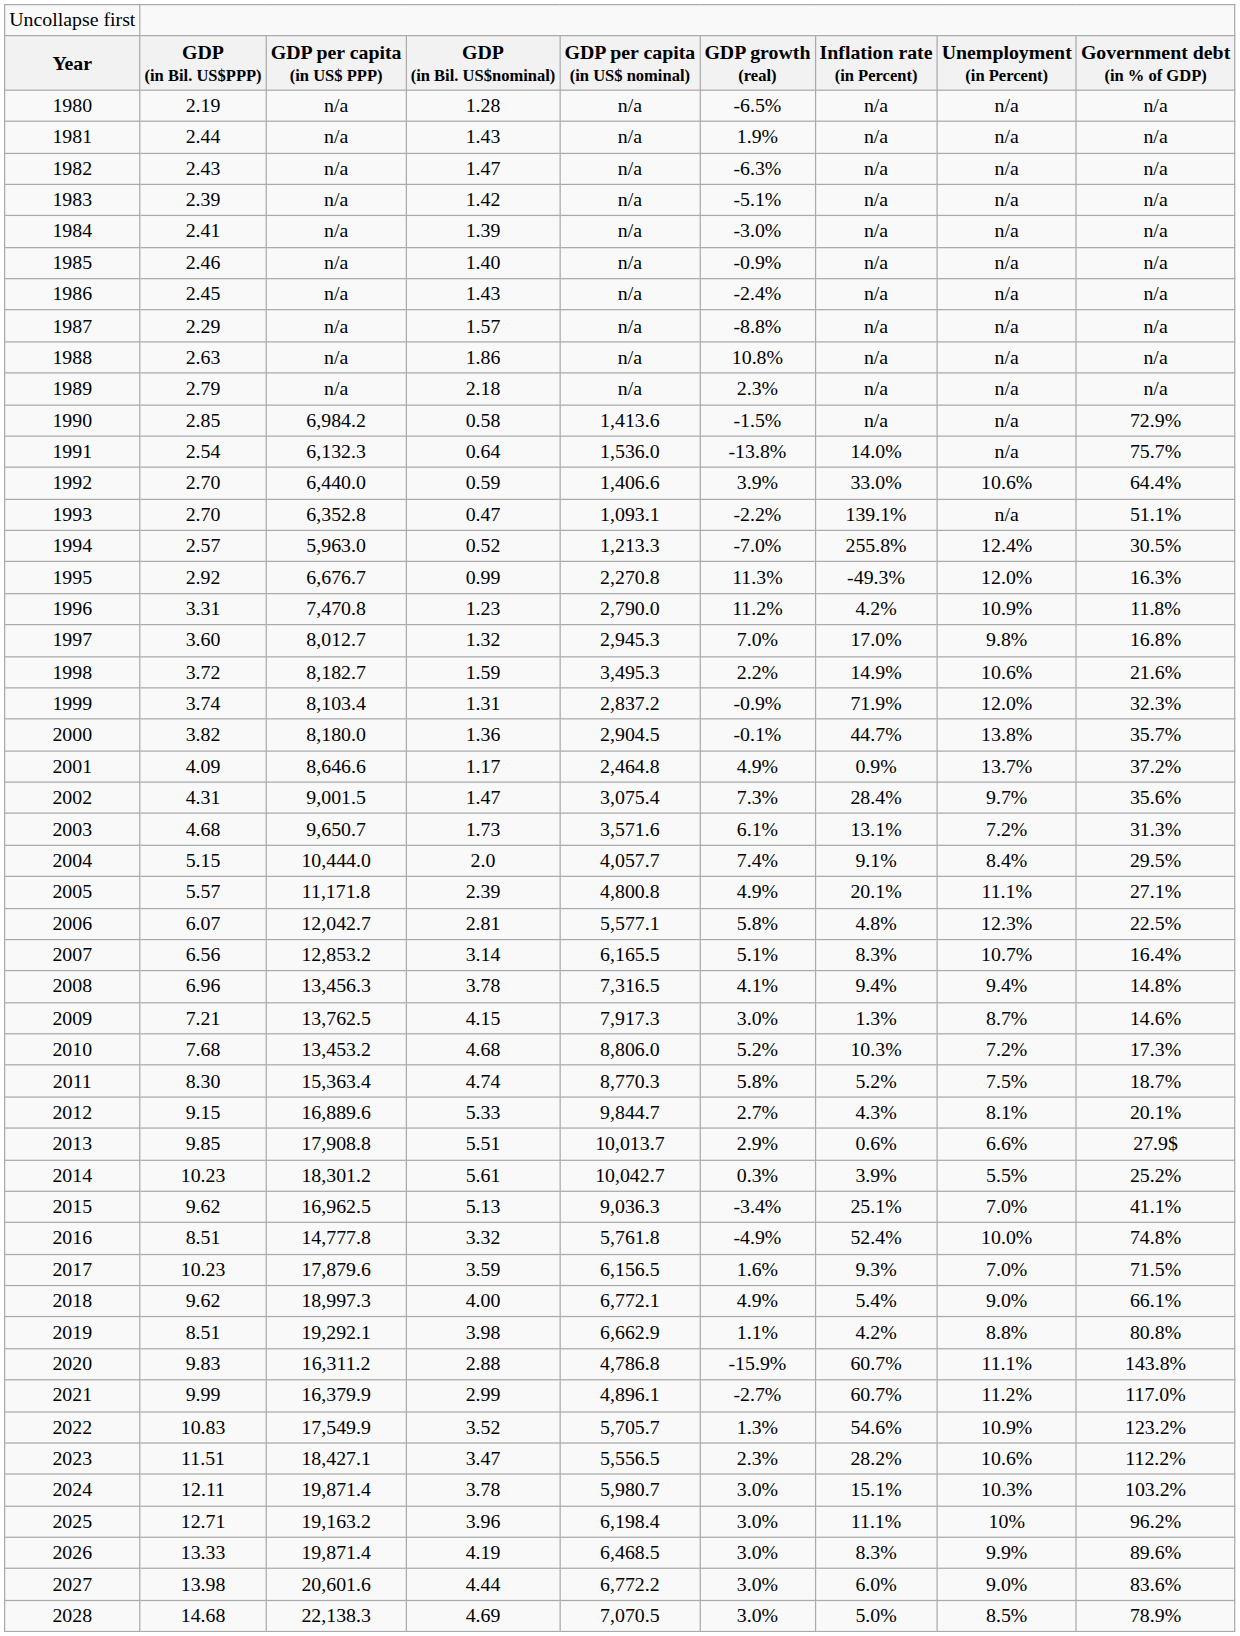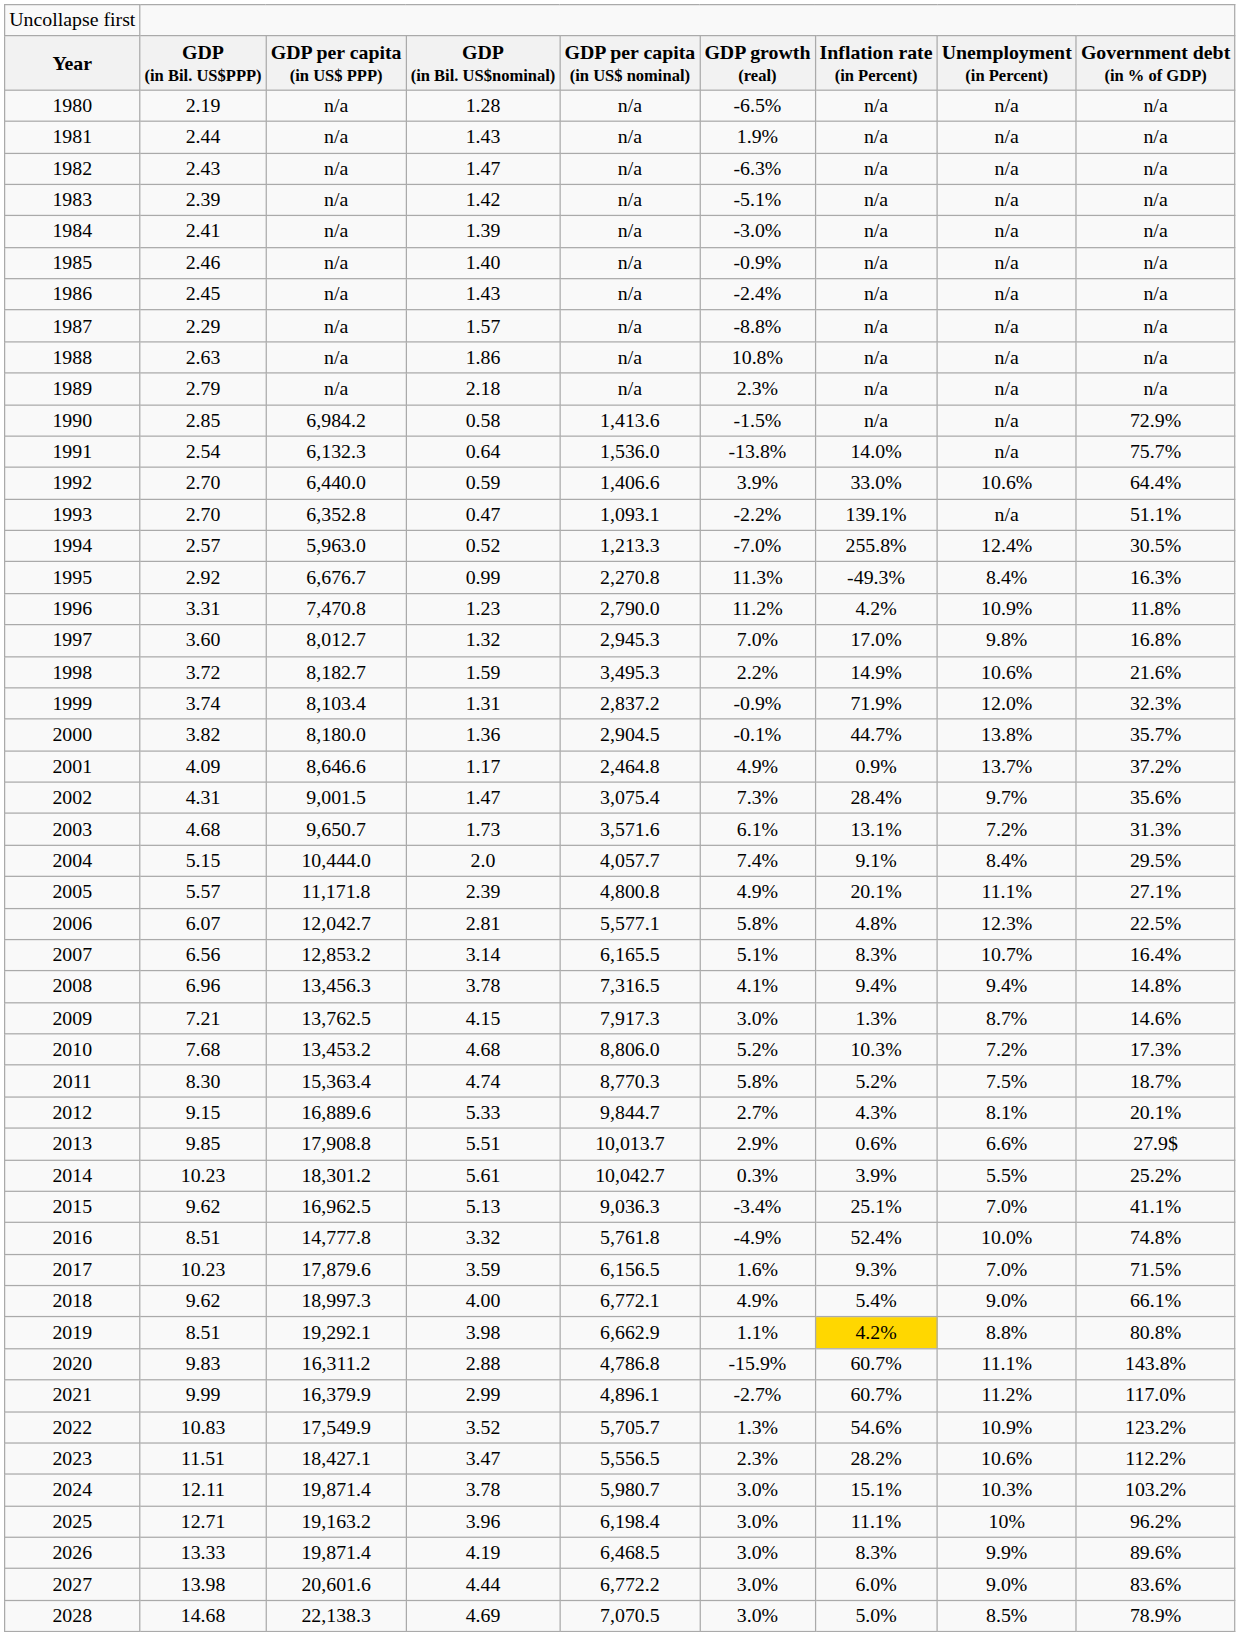(1007, 577) 12.0% -> (1007, 577) 8.4%
(876, 1332) no background -> (876, 1332) gold background
